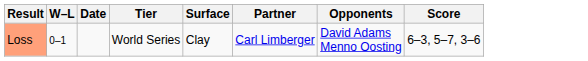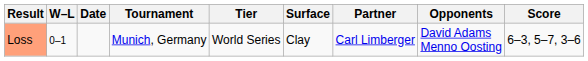+ column: (159, 14)
